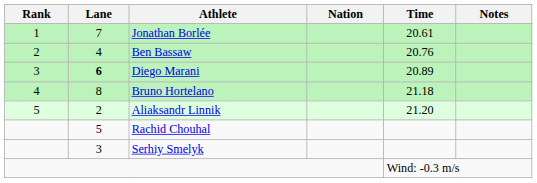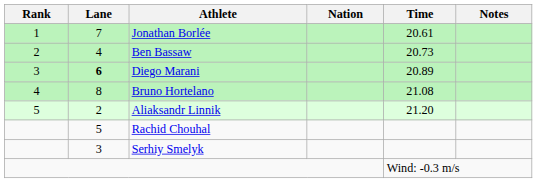(420, 52) 20.76 -> (420, 52) 20.73
(420, 91) 21.18 -> (420, 91) 21.08
